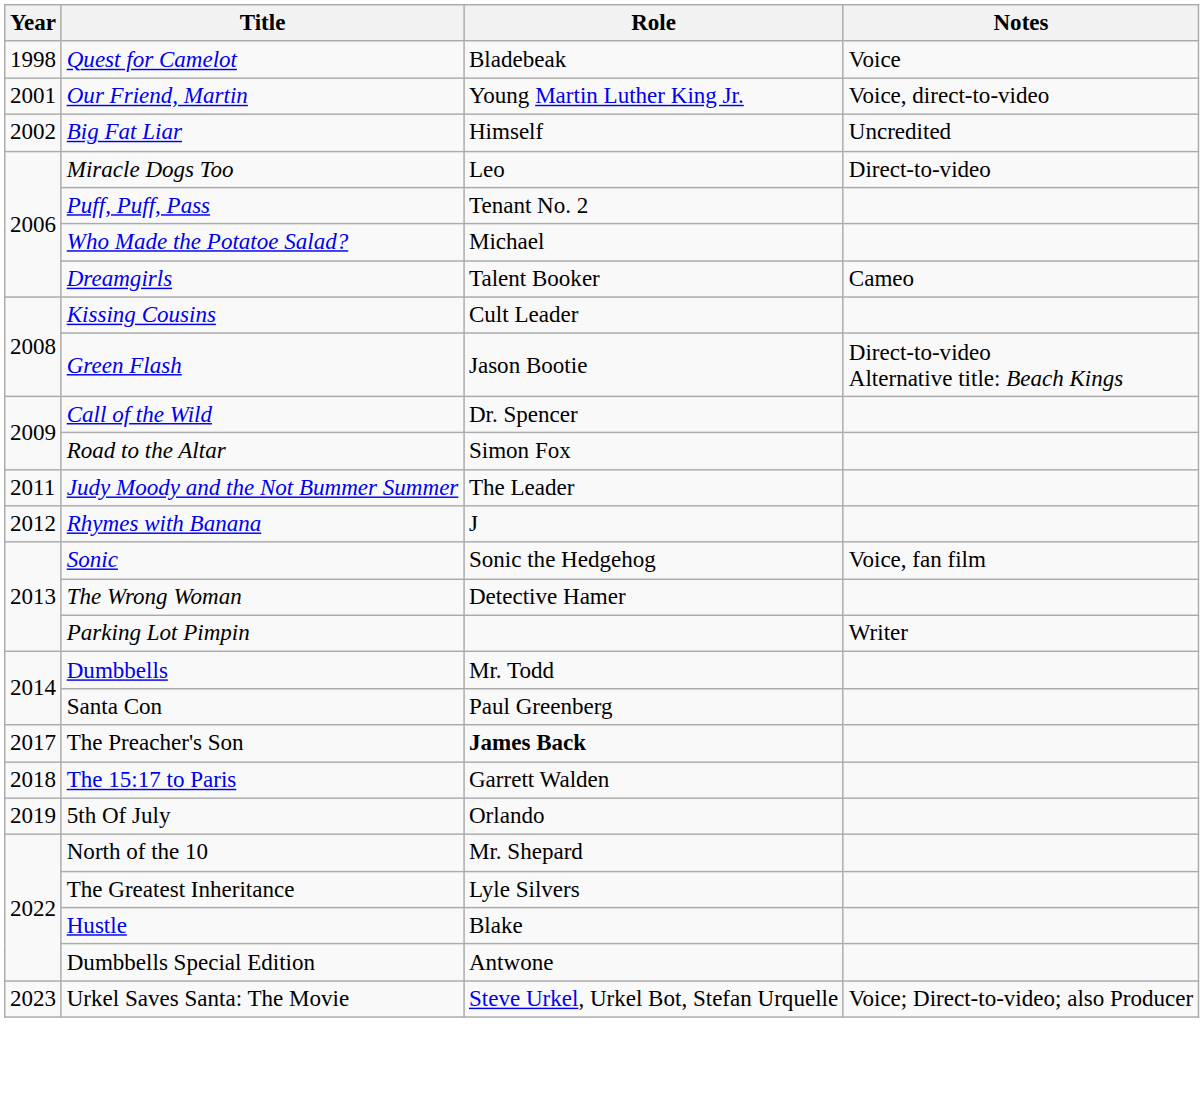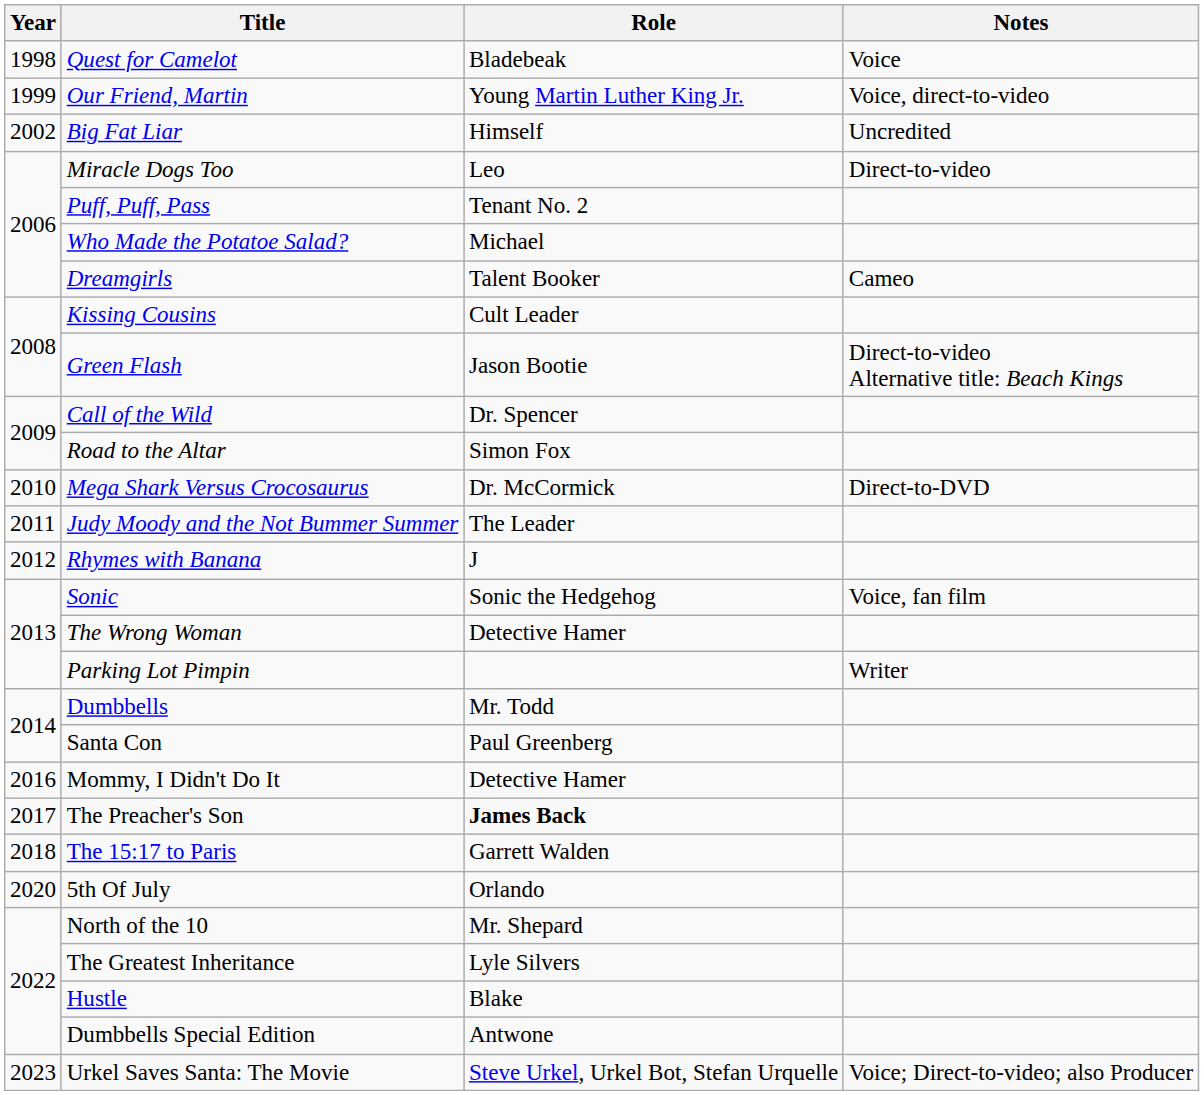(33, 95) 2001 -> (33, 95) 1999
+ row: (218, 487)
+ row: (173, 779)
(33, 816) 2019 -> (33, 889) 2020
